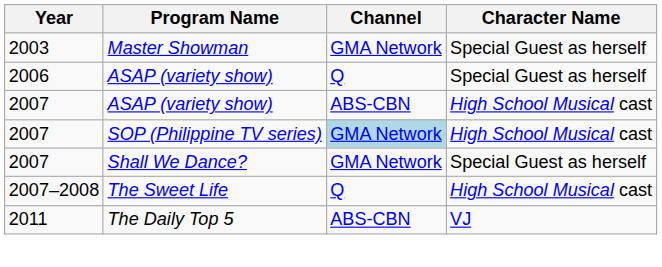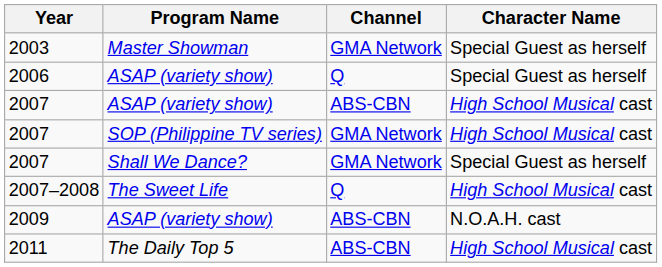(386, 133) lightblue background -> (386, 133) no background
+ row: (29, 219)
(461, 219) VJ -> (551, 248) High School Musical cast
